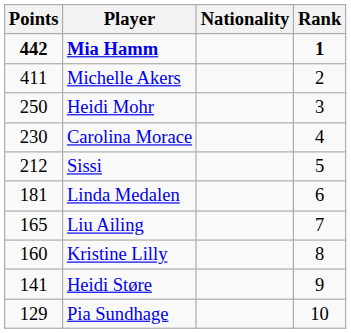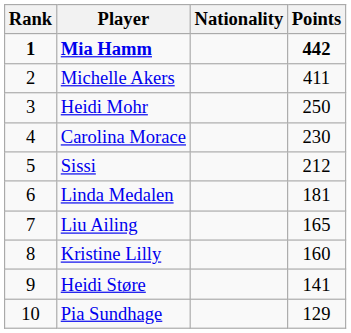columns swapped: (320, 19) <-> (34, 19)
